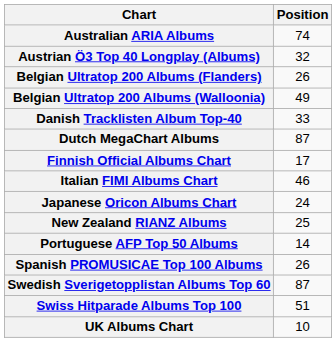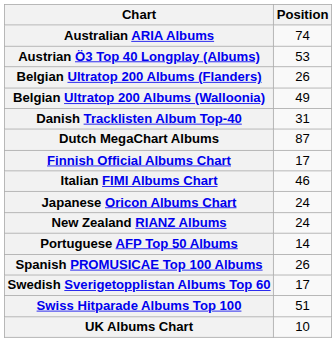(303, 56) 32 -> (303, 56) 53
(303, 118) 33 -> (303, 118) 31
(303, 222) 25 -> (303, 222) 24
(303, 285) 87 -> (303, 285) 17
